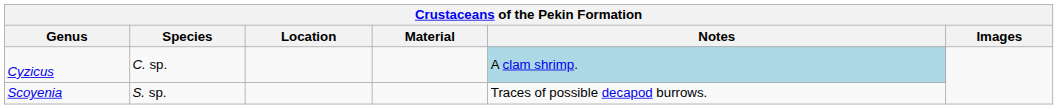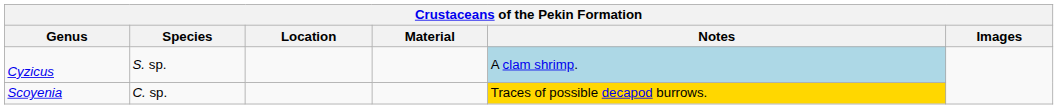(150, 64) C. sp. -> (149, 64) S. sp.
(149, 93) S. sp. -> (150, 93) C. sp.
(599, 93) no background -> (599, 93) gold background
